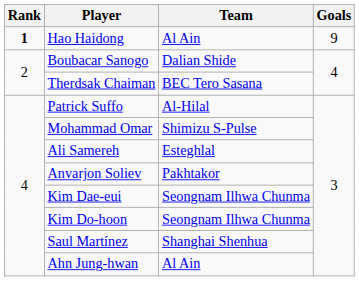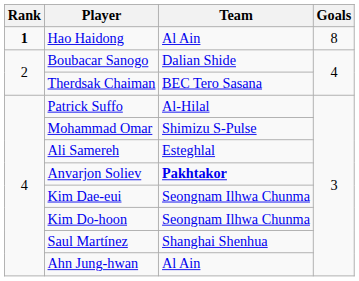(334, 38) 9 -> (334, 38) 8
(191, 173) normal -> (195, 173) bold
